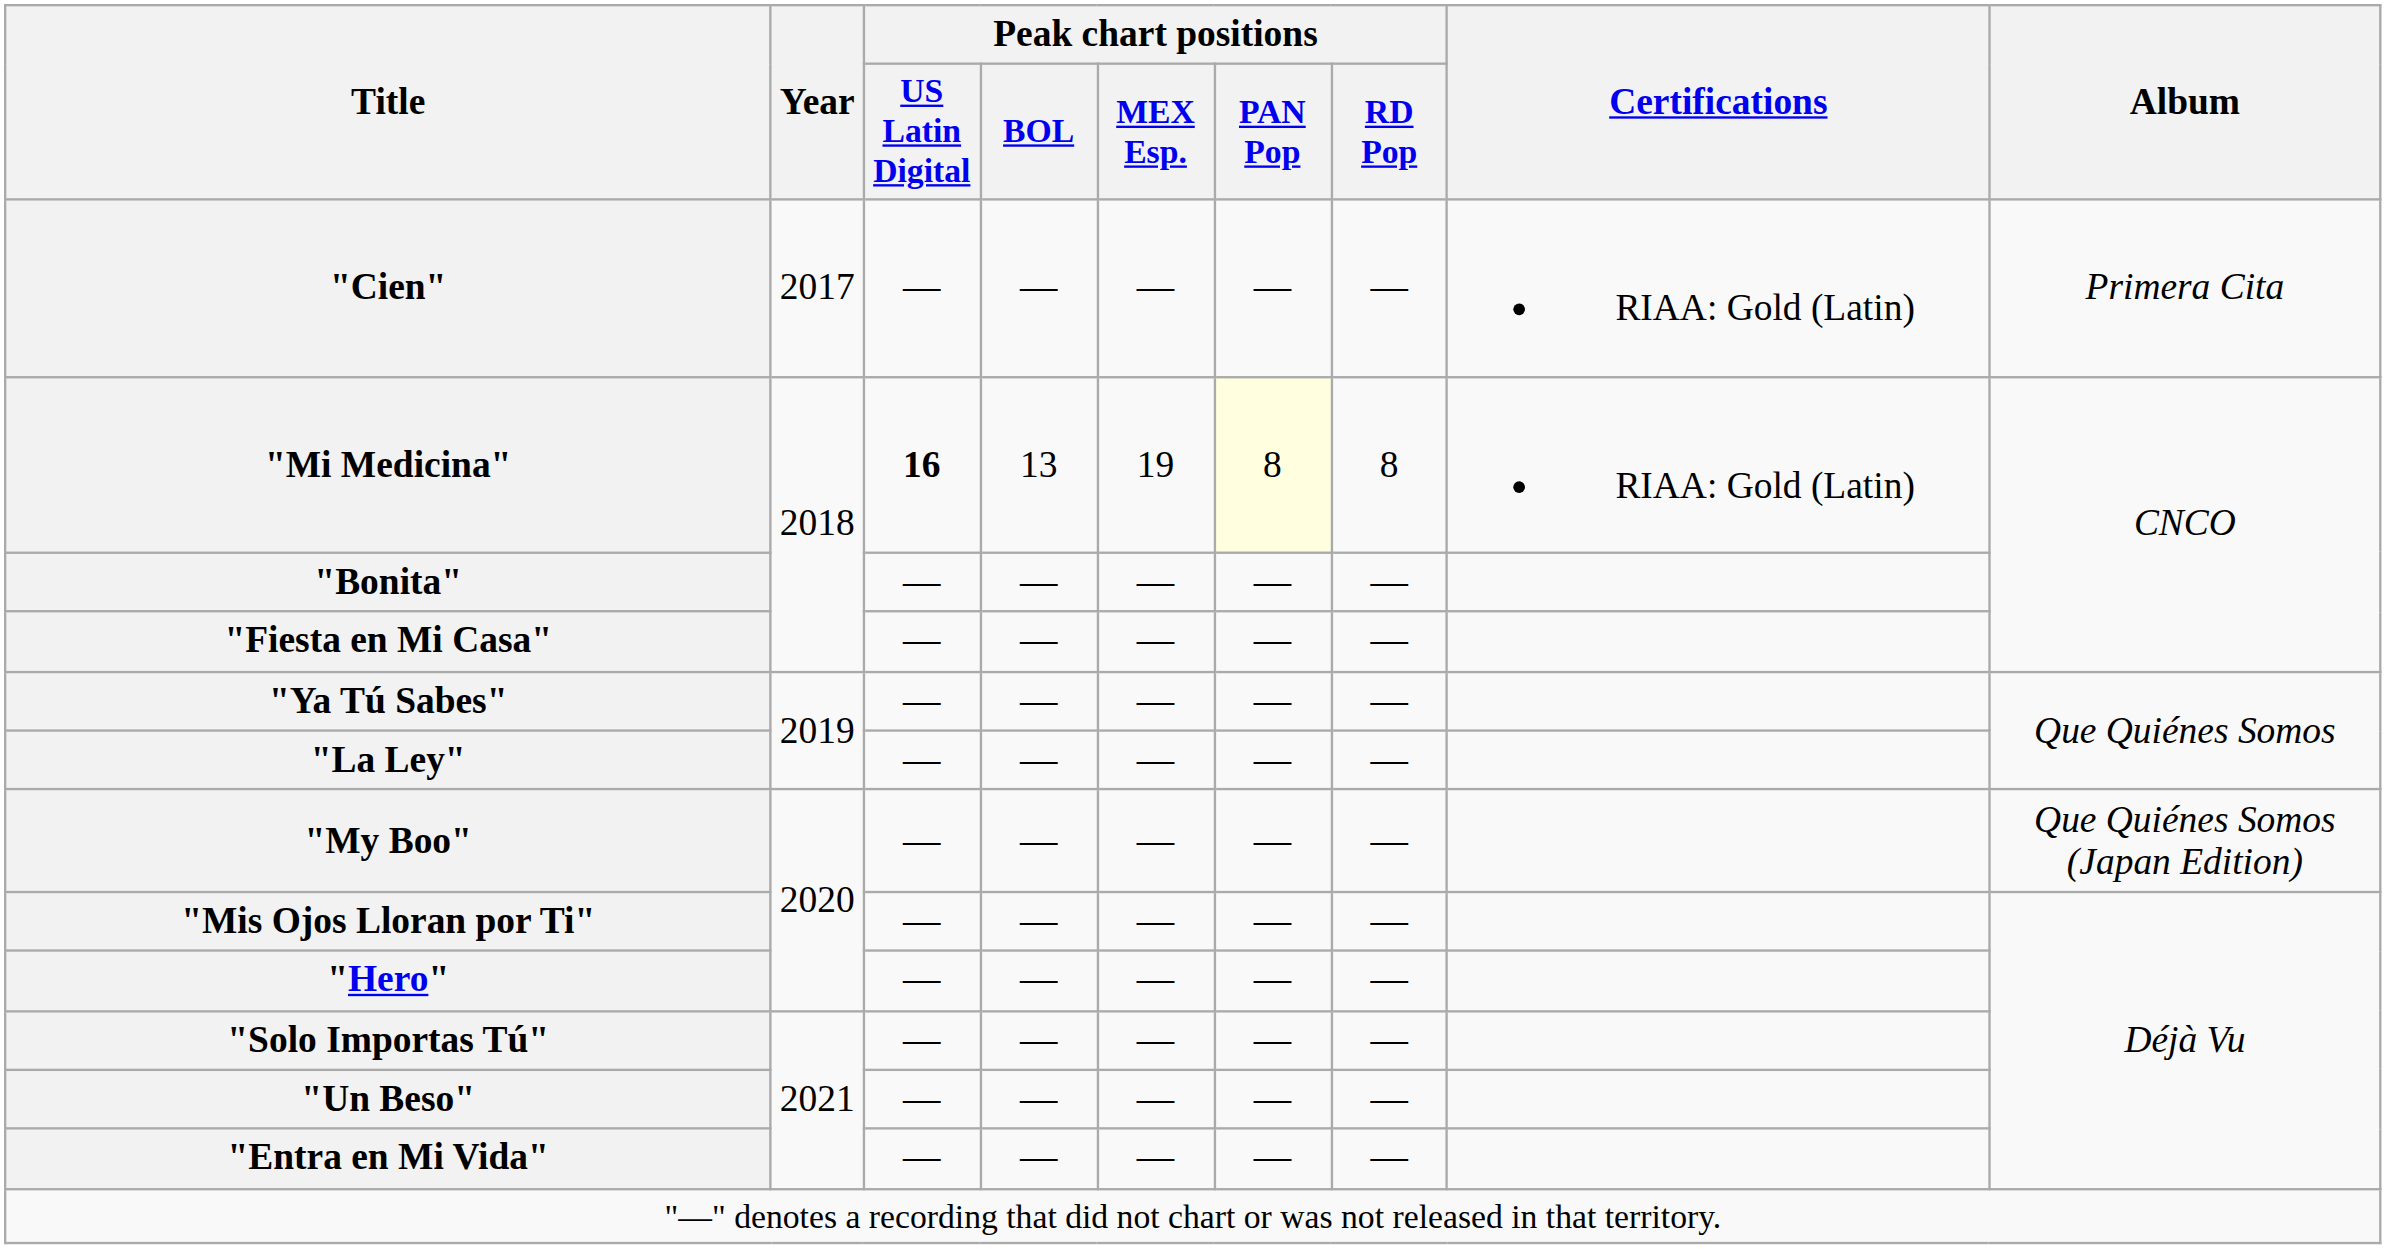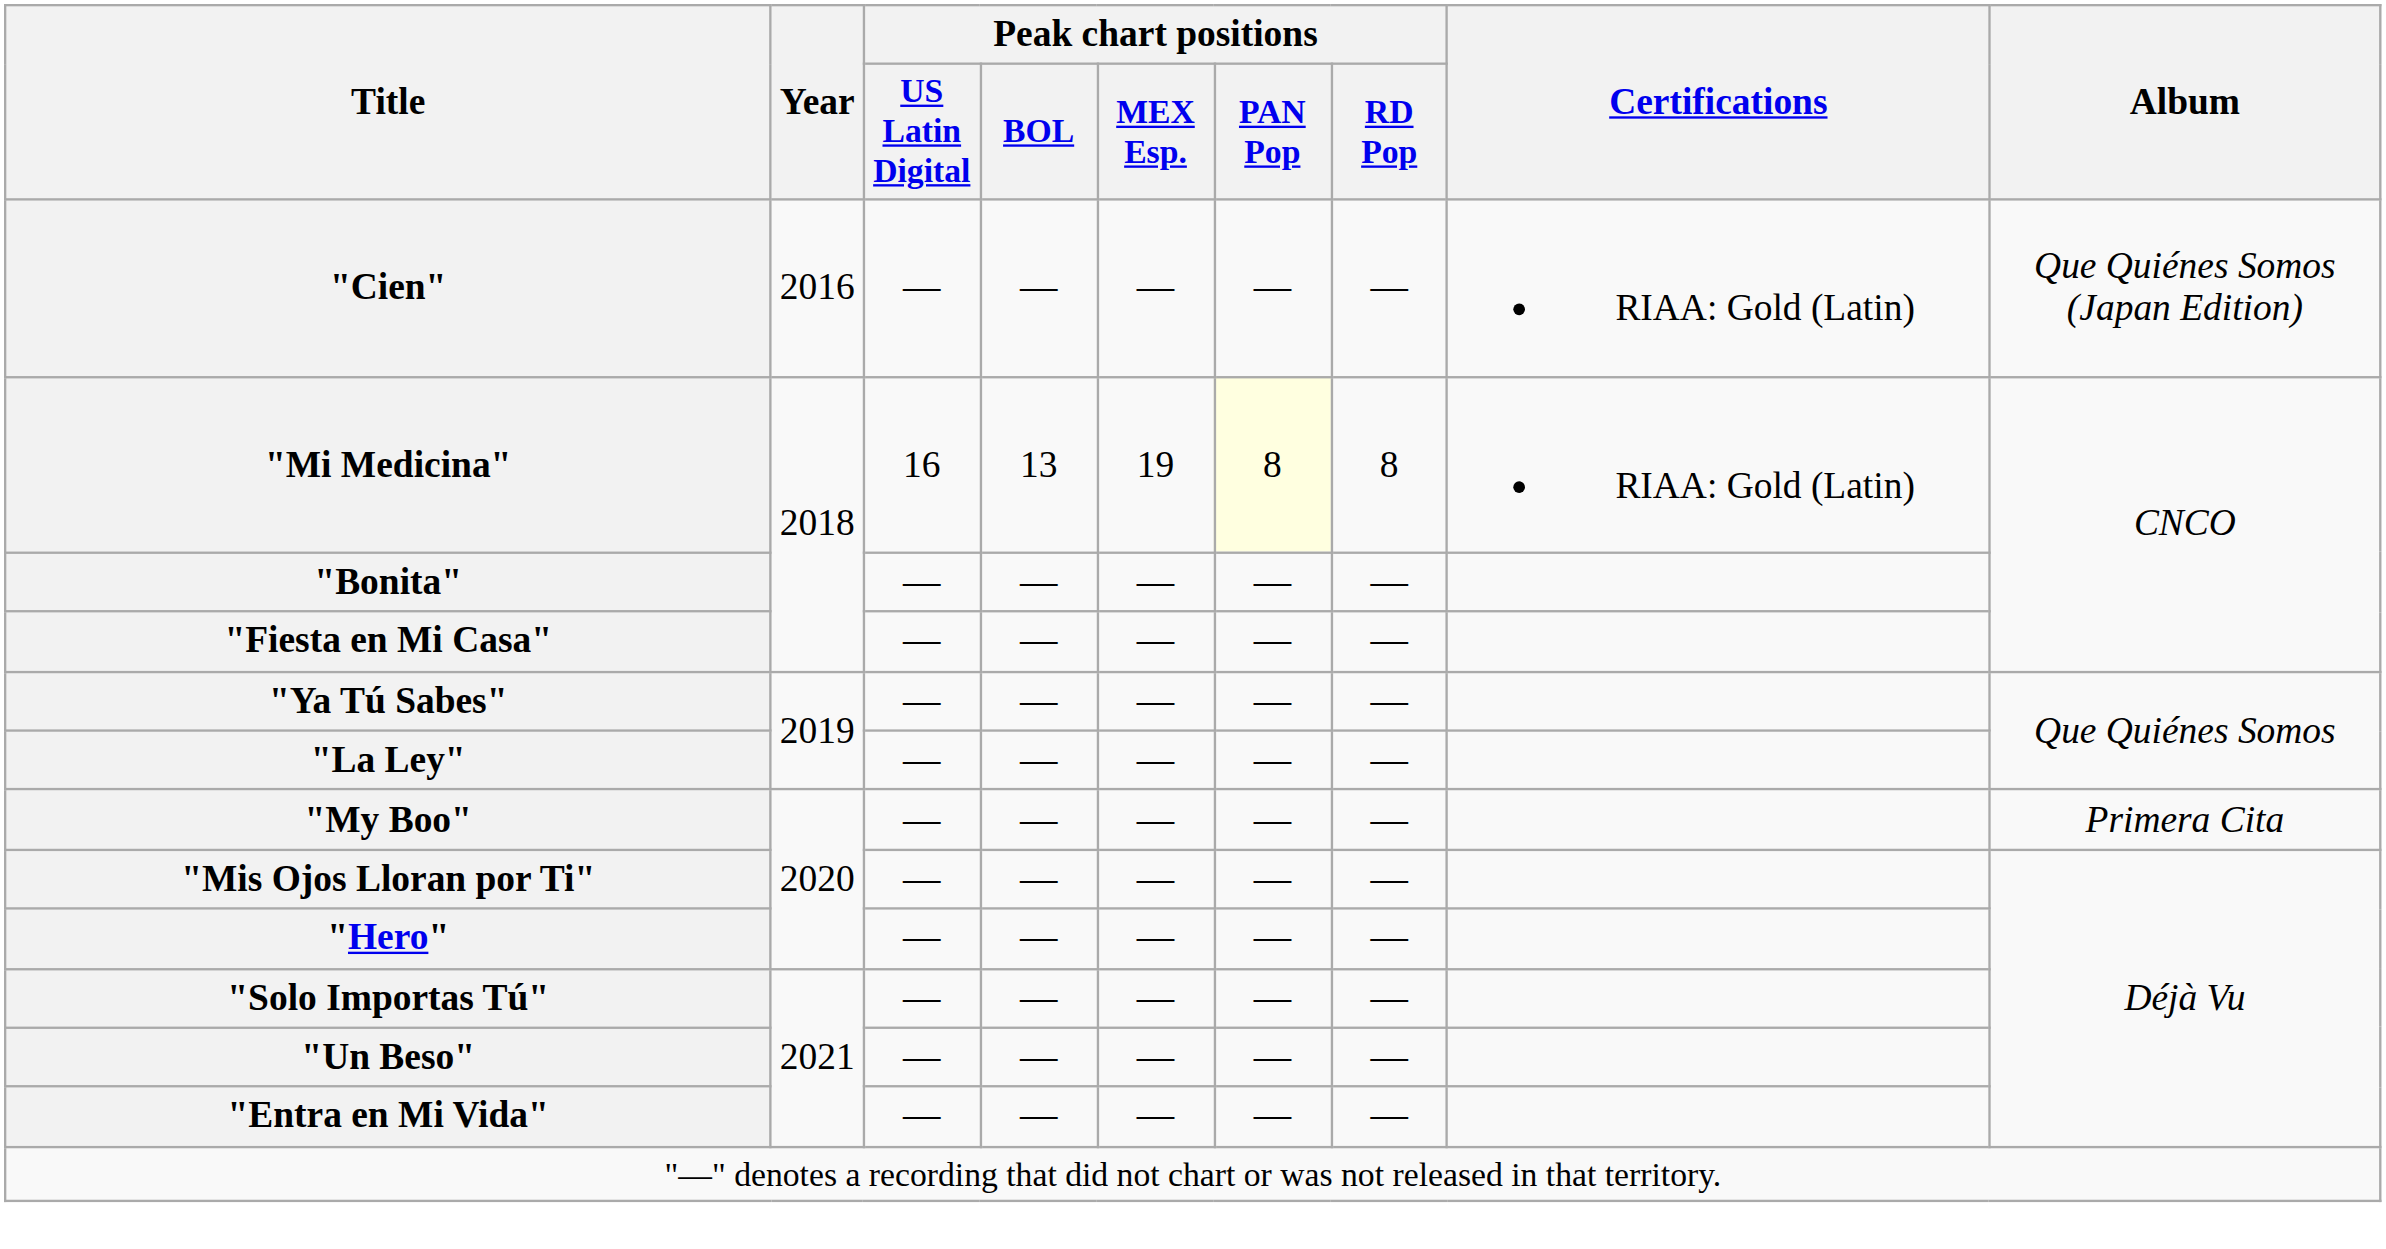(817, 287) 2017 -> (817, 287) 2016
(2185, 287) Primera Cita -> (2185, 287) Que Quiénes Somos (Japan Edition)
(922, 463) bold -> (922, 463) normal
(2185, 840) Que Quiénes Somos (Japan Edition) -> (2185, 818) Primera Cita
